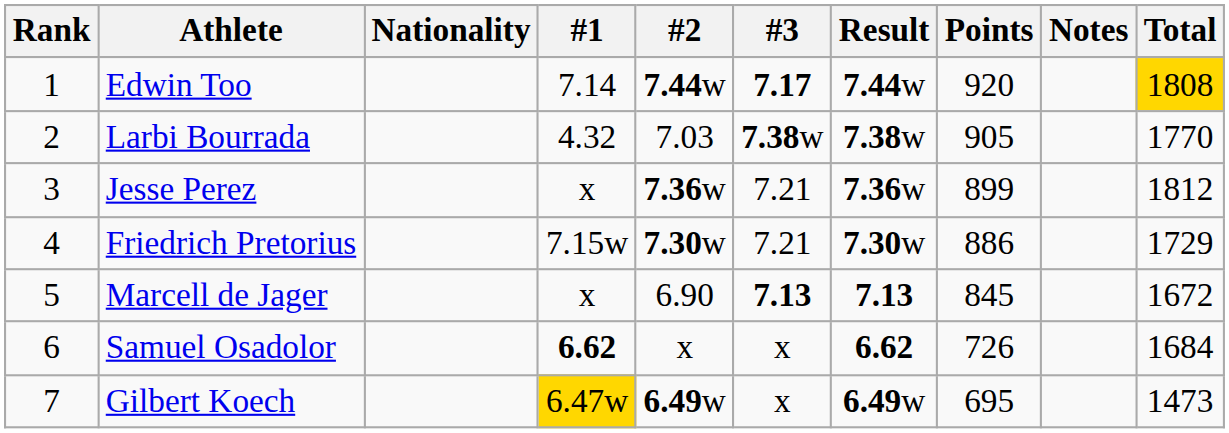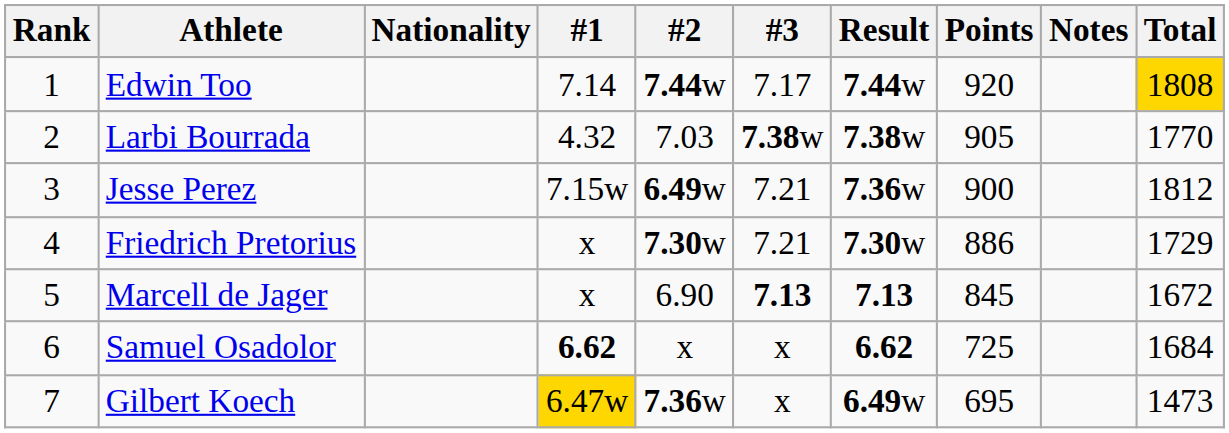(782, 83) bold -> (782, 83) normal
(587, 189) x -> (587, 189) 7.15w
(685, 189) 7.36w -> (685, 189) 6.49w
(989, 189) 899 -> (989, 189) 900
(587, 242) 7.15w -> (587, 242) x
(989, 347) 726 -> (989, 347) 725
(685, 400) 6.49w -> (685, 400) 7.36w
